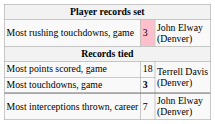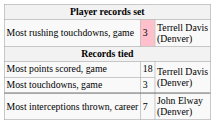(180, 33) John Elway (Denver) -> (183, 33) Terrell Davis (Denver)
(145, 85) bold -> (145, 85) normal
